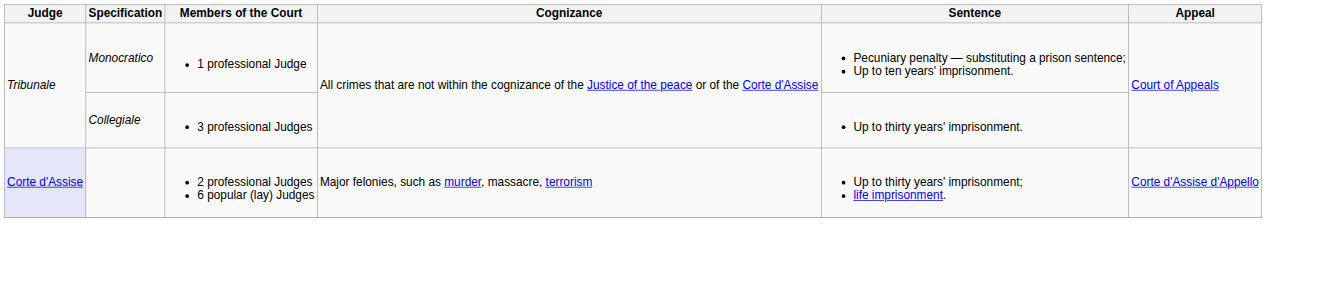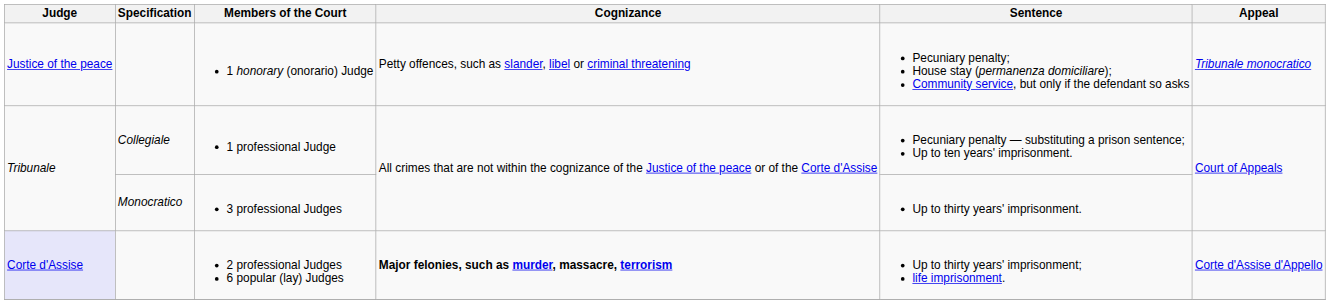+ row: (285, 71)
(121, 57) Monocratico -> (144, 140) Collegiale
(115, 120) Collegiale -> (150, 202) Monocratico
(456, 182) normal -> (526, 265) bold
